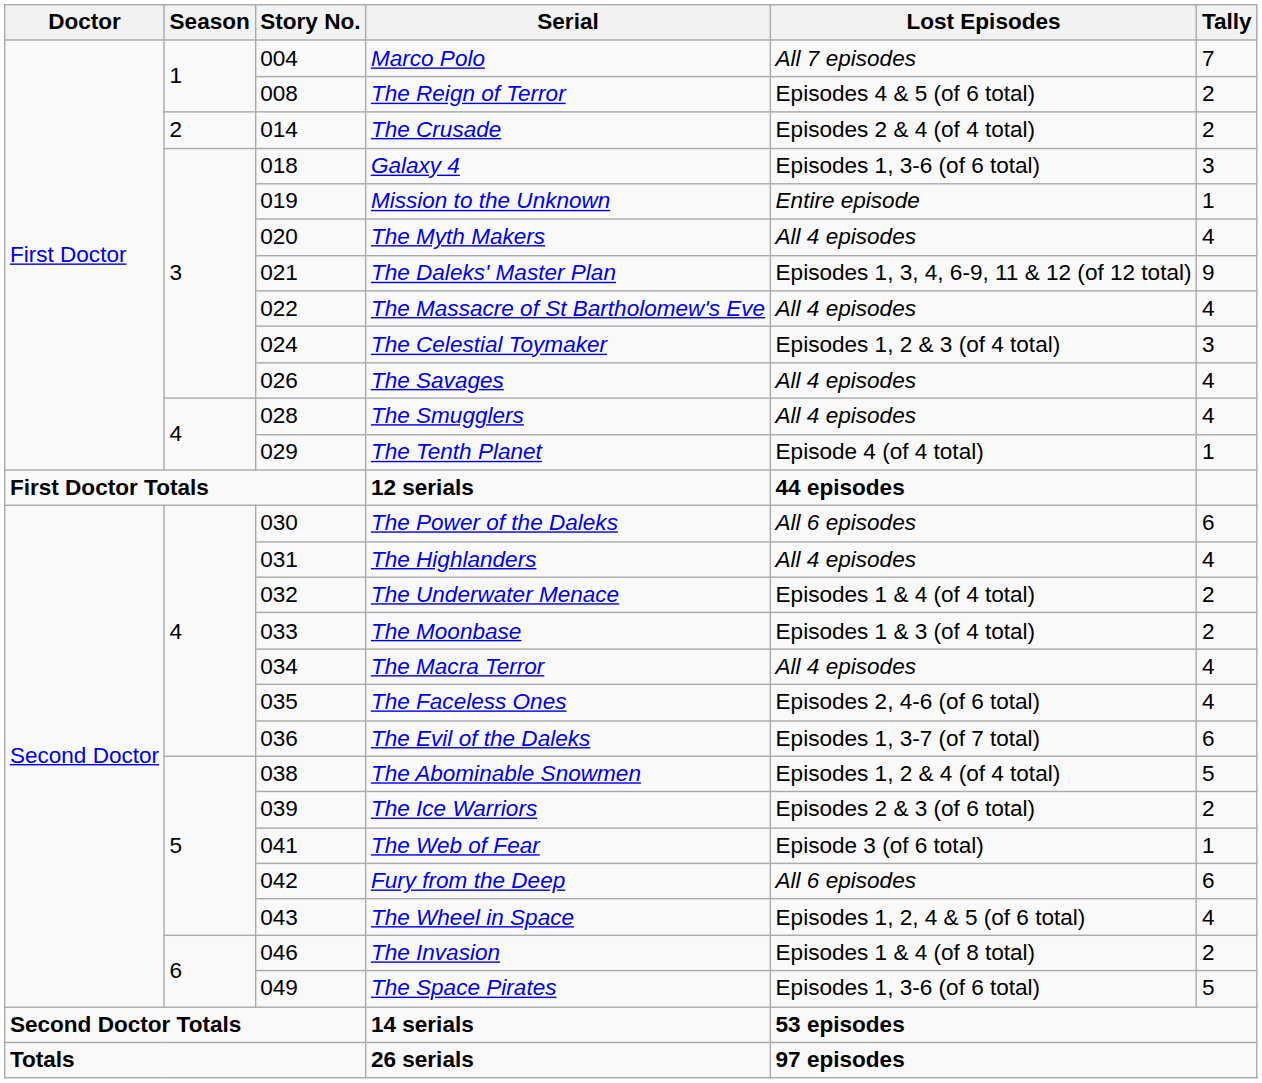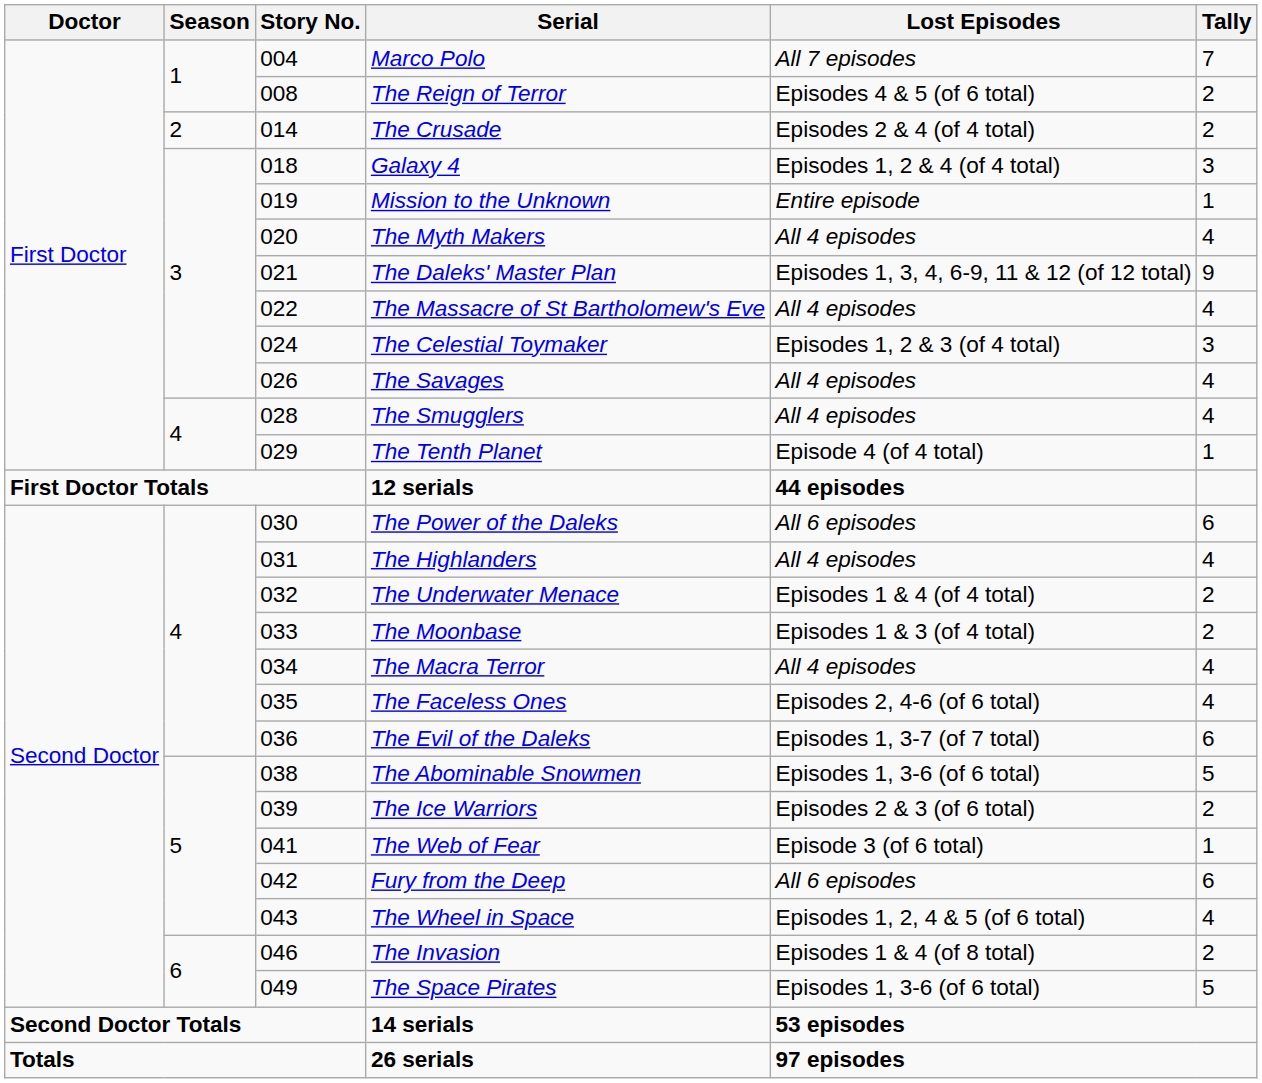(908, 165) Episodes 1, 3-6 (of 6 total) -> (918, 165) Episodes 1, 2 & 4 (of 4 total)
(918, 773) Episodes 1, 2 & 4 (of 4 total) -> (908, 773) Episodes 1, 3-6 (of 6 total)
